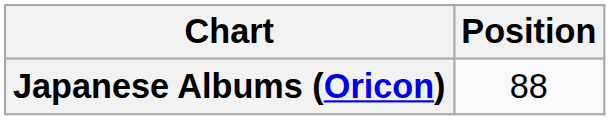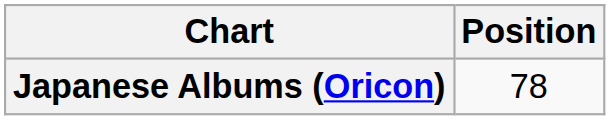(529, 85) 88 -> (529, 85) 78
